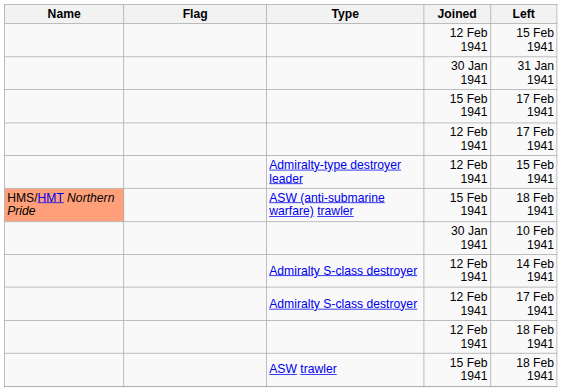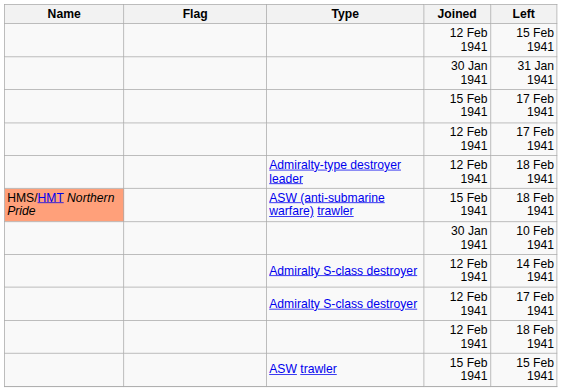(535, 172) 15 Feb 1941 -> (535, 172) 18 Feb 1941
(535, 369) 18 Feb 1941 -> (535, 369) 15 Feb 1941
